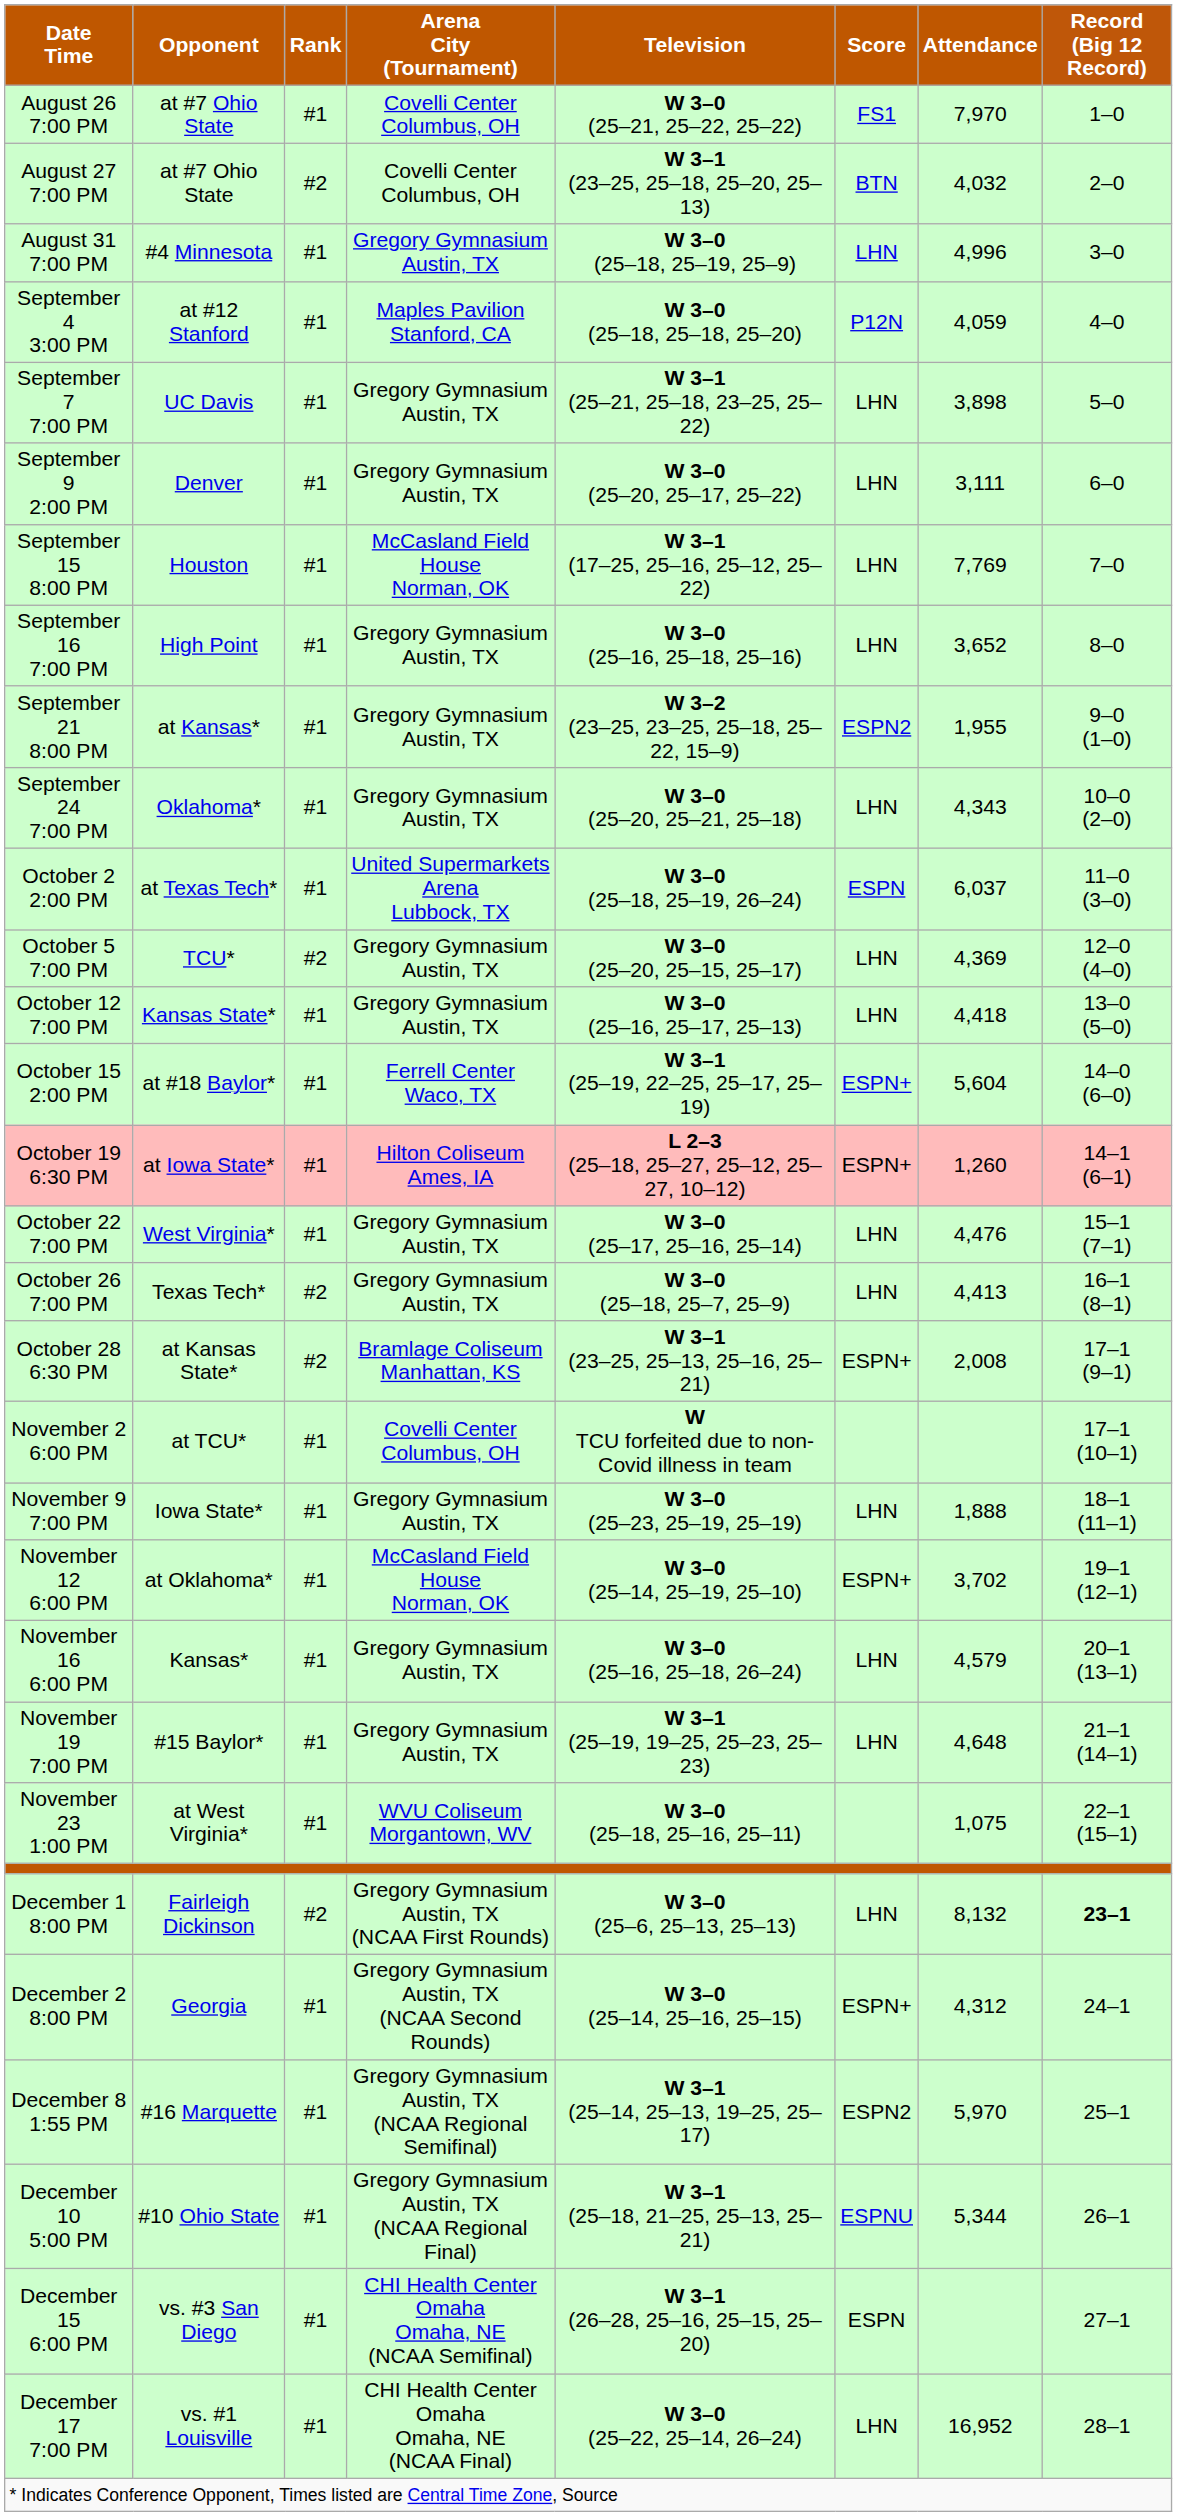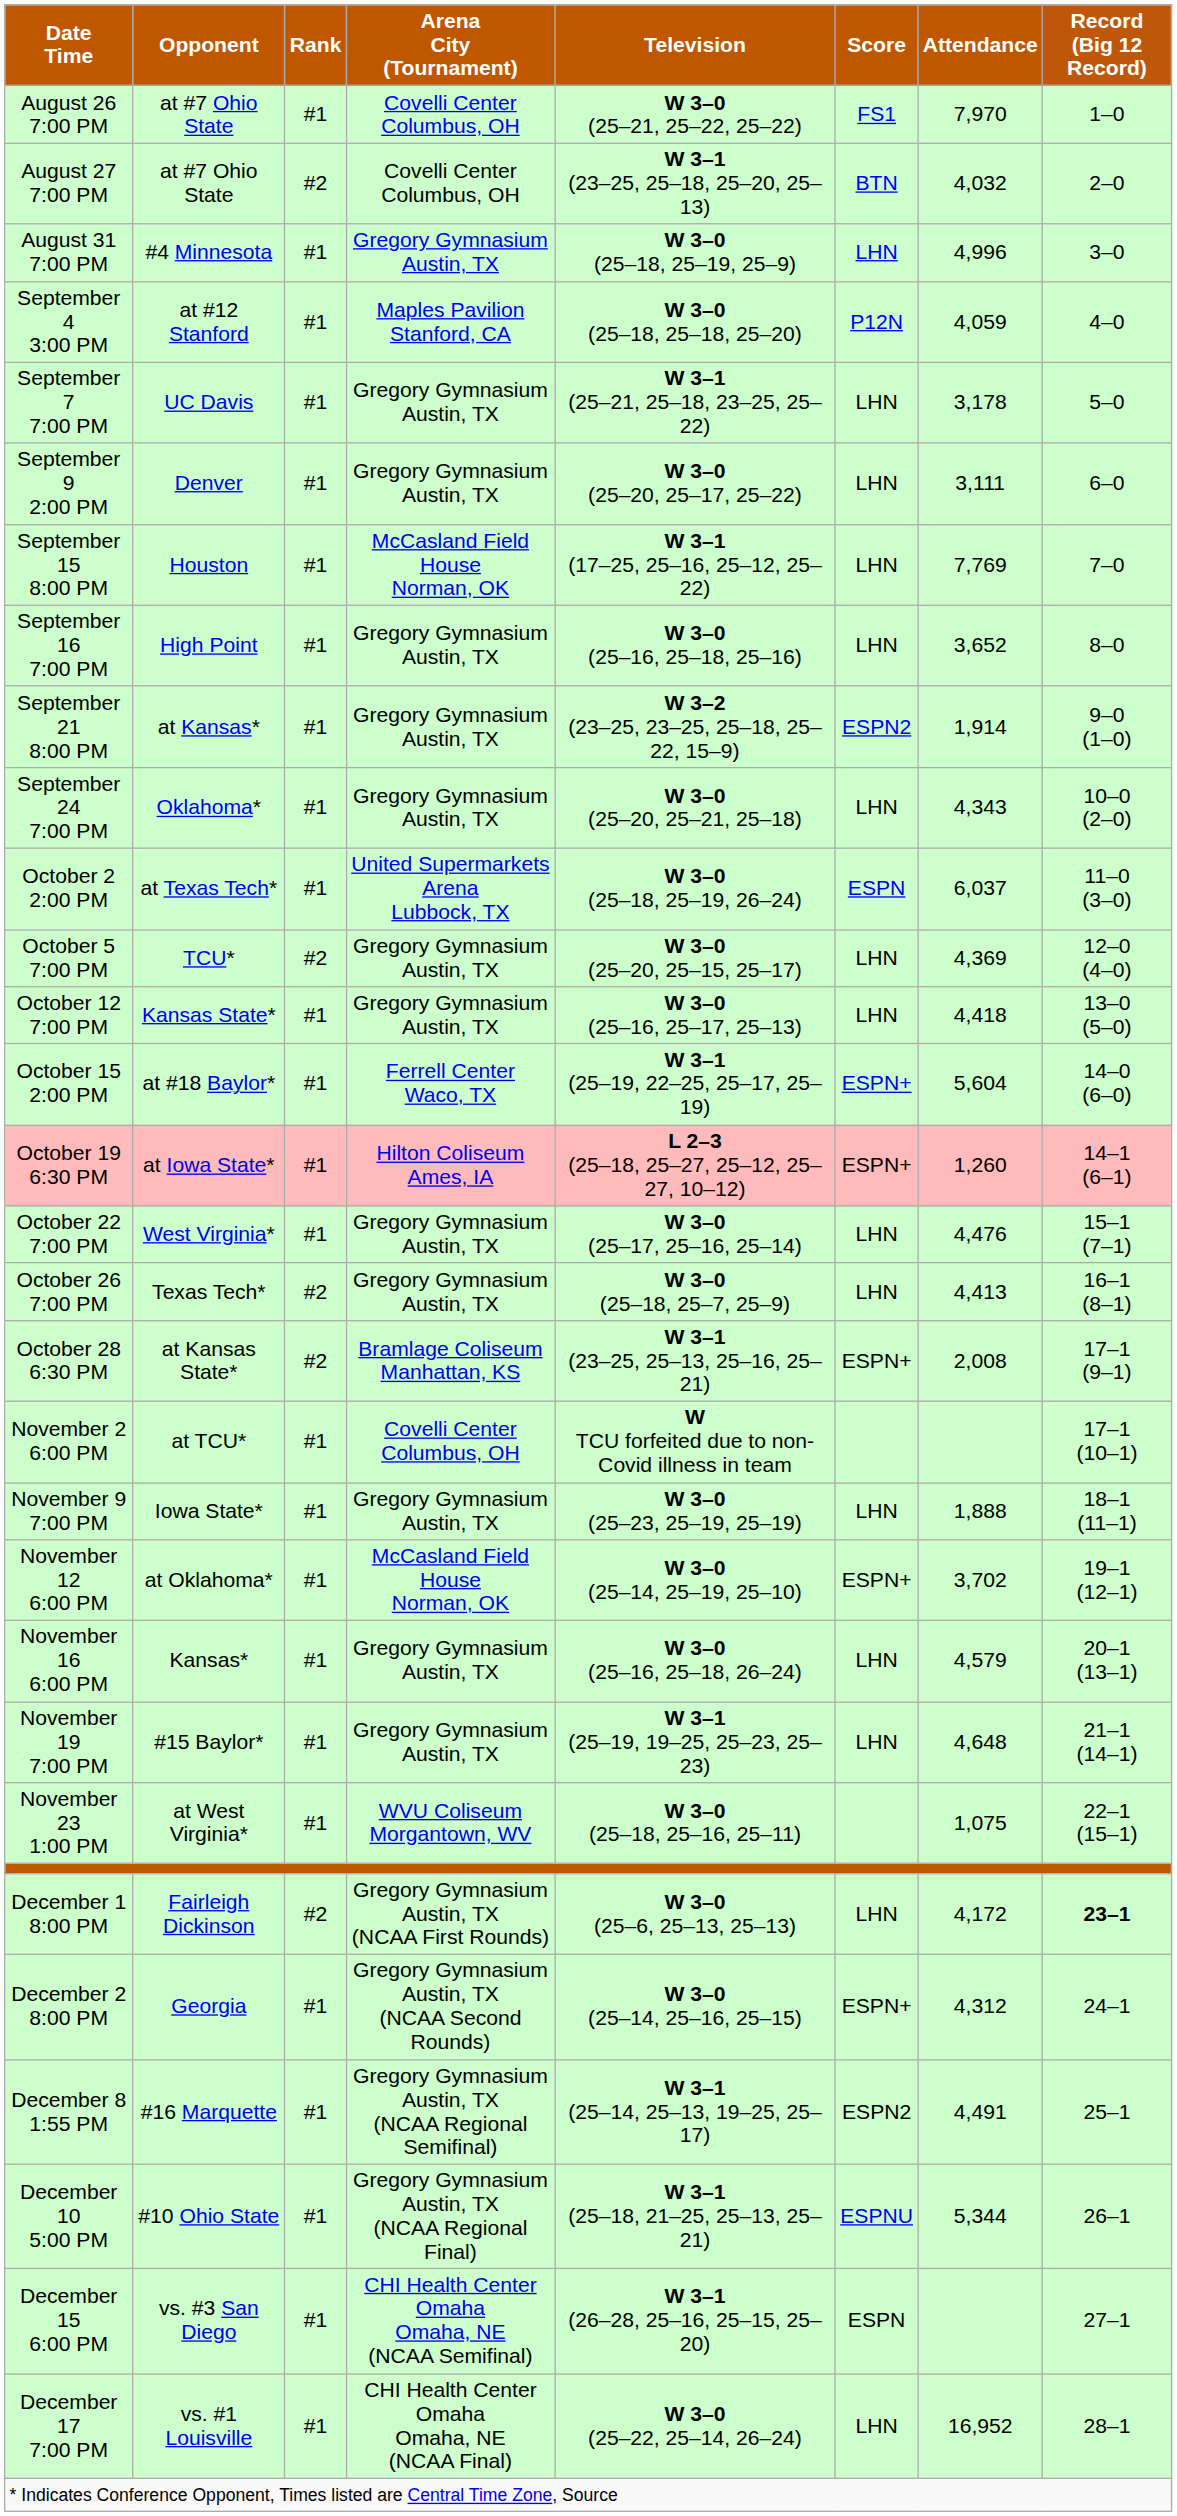(980, 402) 3,898 -> (980, 402) 3,178
(980, 726) 1,955 -> (980, 726) 1,914
(980, 1913) 8,132 -> (980, 1913) 4,172
(980, 2111) 5,970 -> (980, 2111) 4,491
